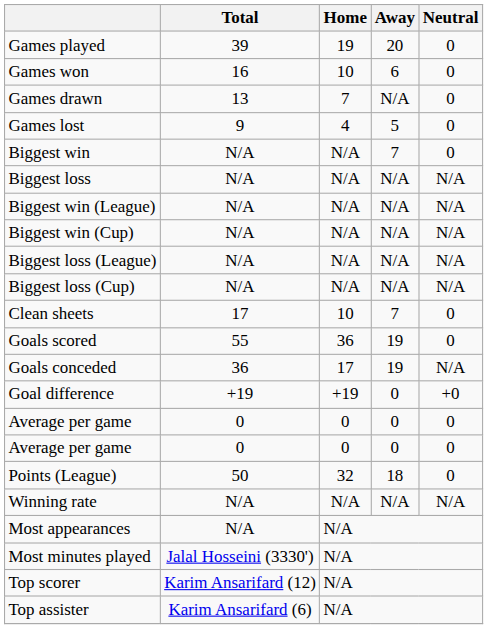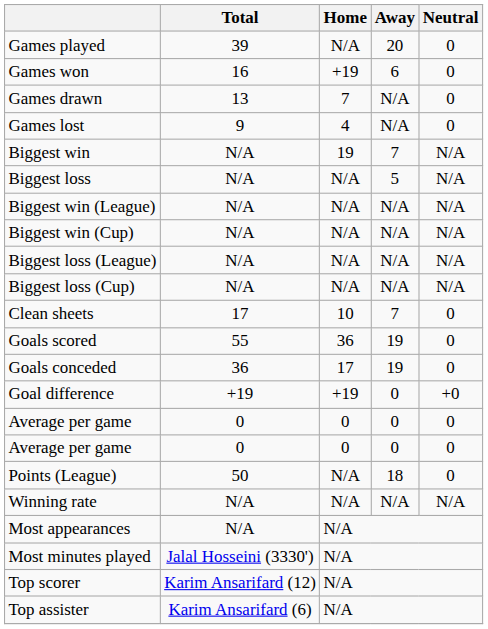(345, 44) 19 -> (345, 44) N/A
(345, 71) 10 -> (345, 71) +19
(395, 125) 5 -> (395, 125) N/A
(345, 152) N/A -> (345, 152) 19
(451, 152) 0 -> (451, 152) N/A
(395, 179) N/A -> (395, 179) 5
(451, 367) N/A -> (451, 367) 0
(345, 475) 32 -> (345, 475) N/A
